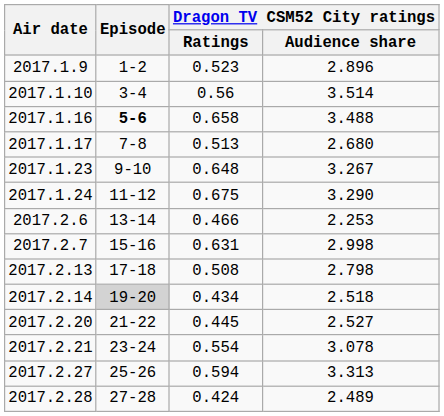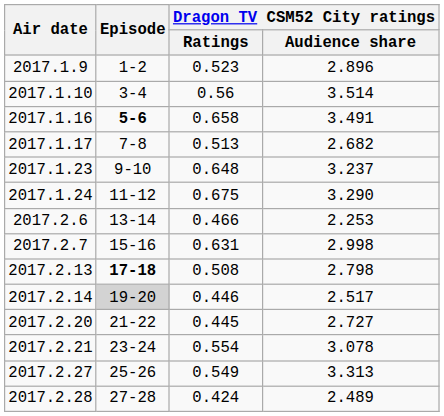(351, 119) 3.488 -> (351, 119) 3.491
(351, 144) 2.680 -> (351, 144) 2.682
(351, 170) 3.267 -> (351, 170) 3.237
(133, 272) normal -> (133, 272) bold
(216, 297) 0.434 -> (216, 297) 0.446
(351, 297) 2.518 -> (351, 297) 2.517
(351, 322) 2.527 -> (351, 322) 2.727
(216, 373) 0.594 -> (216, 373) 0.549
